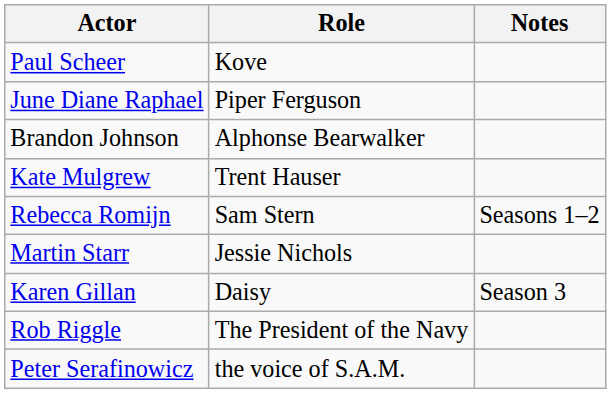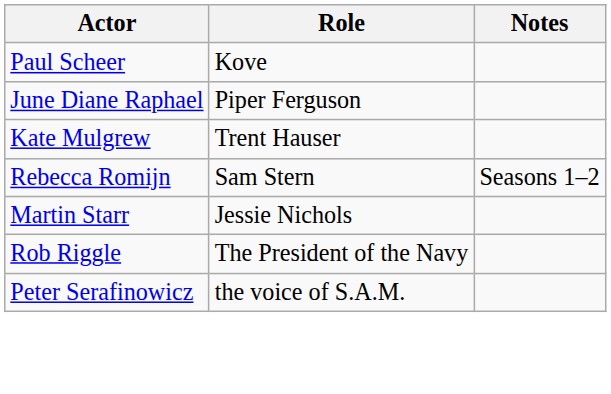- row: (95, 138)
- row: (73, 291)
